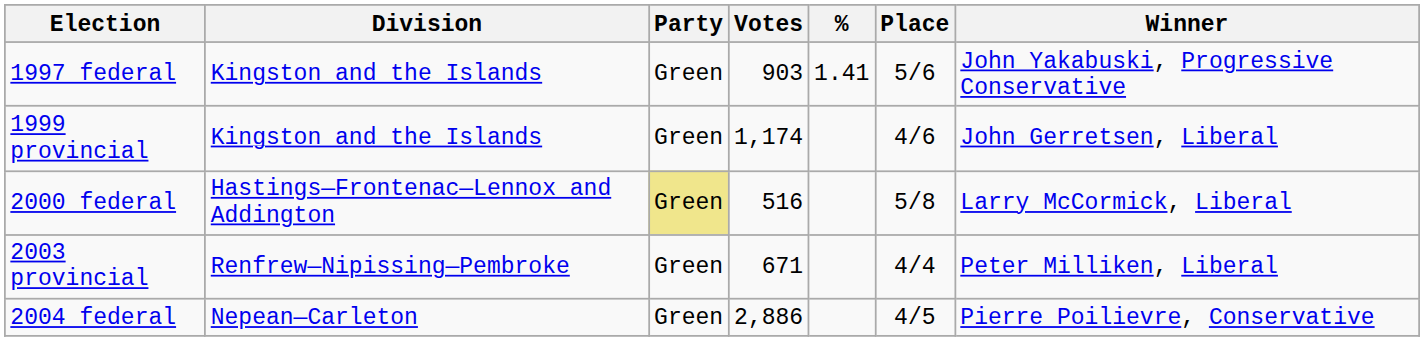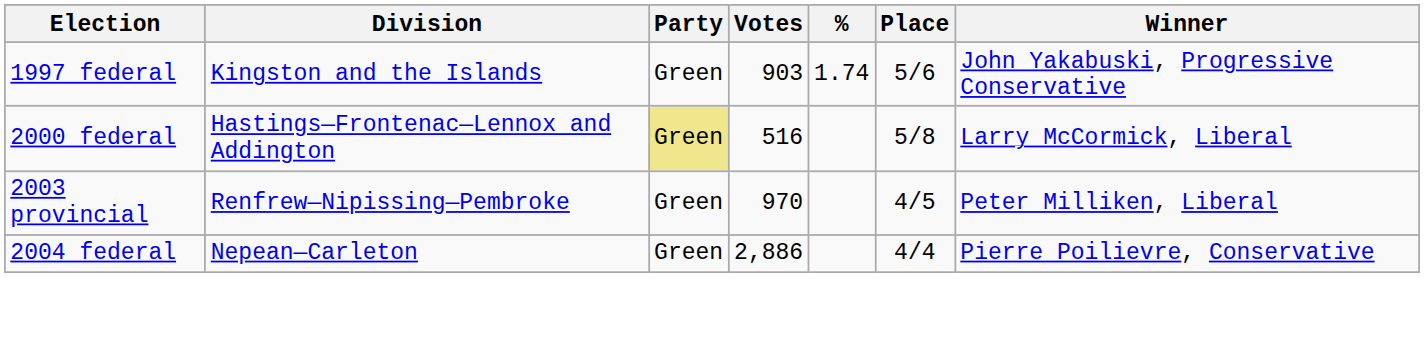(842, 74) 1.41 -> (842, 74) 1.74
- row: (79, 138)
(782, 267) 671 -> (782, 203) 970
(915, 267) 4/4 -> (915, 203) 4/5
(915, 317) 4/5 -> (915, 253) 4/4
